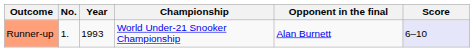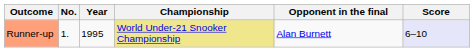(92, 33) 1993 -> (92, 33) 1995
(172, 33) no background -> (172, 33) khaki background
